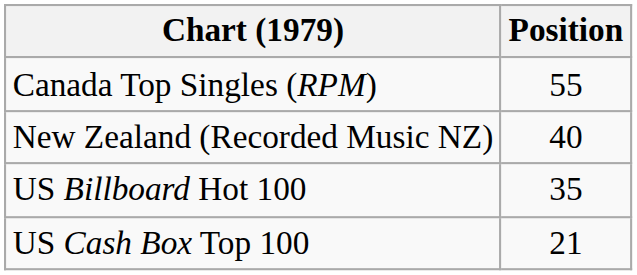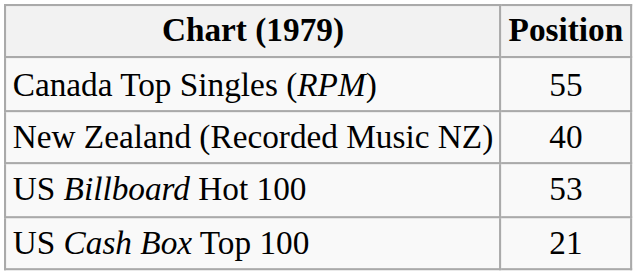(566, 189) 35 -> (566, 189) 53
